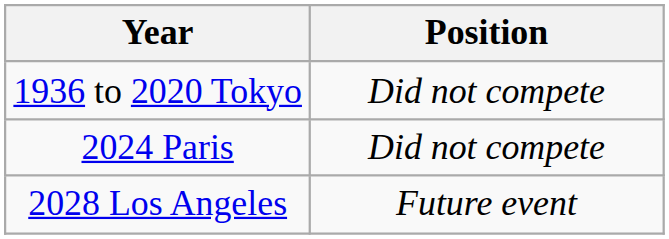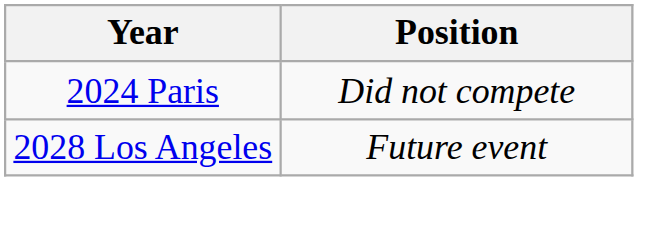- row: (158, 89)
